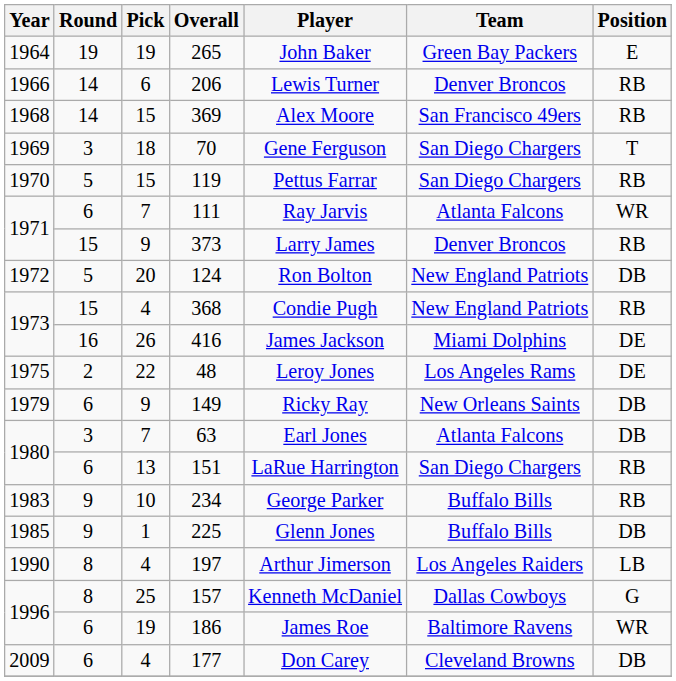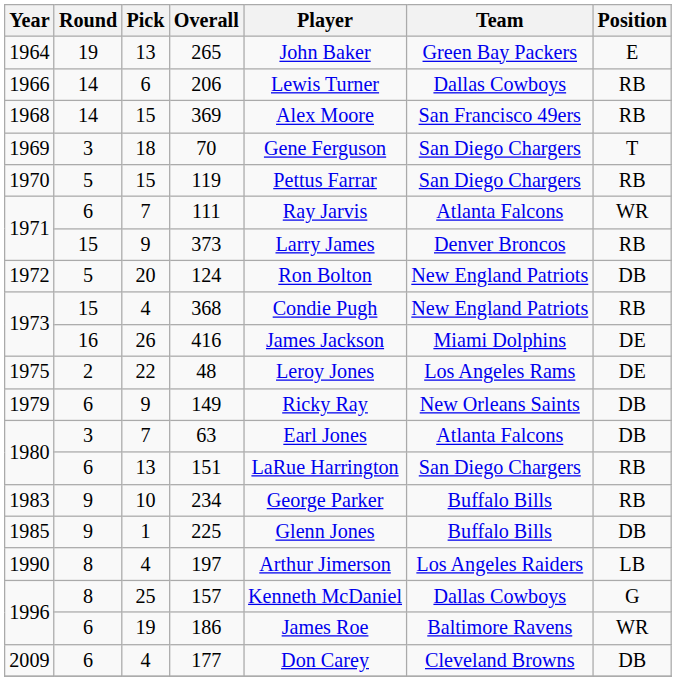(145, 52) 19 -> (145, 52) 13
(500, 84) Denver Broncos -> (500, 84) Dallas Cowboys
